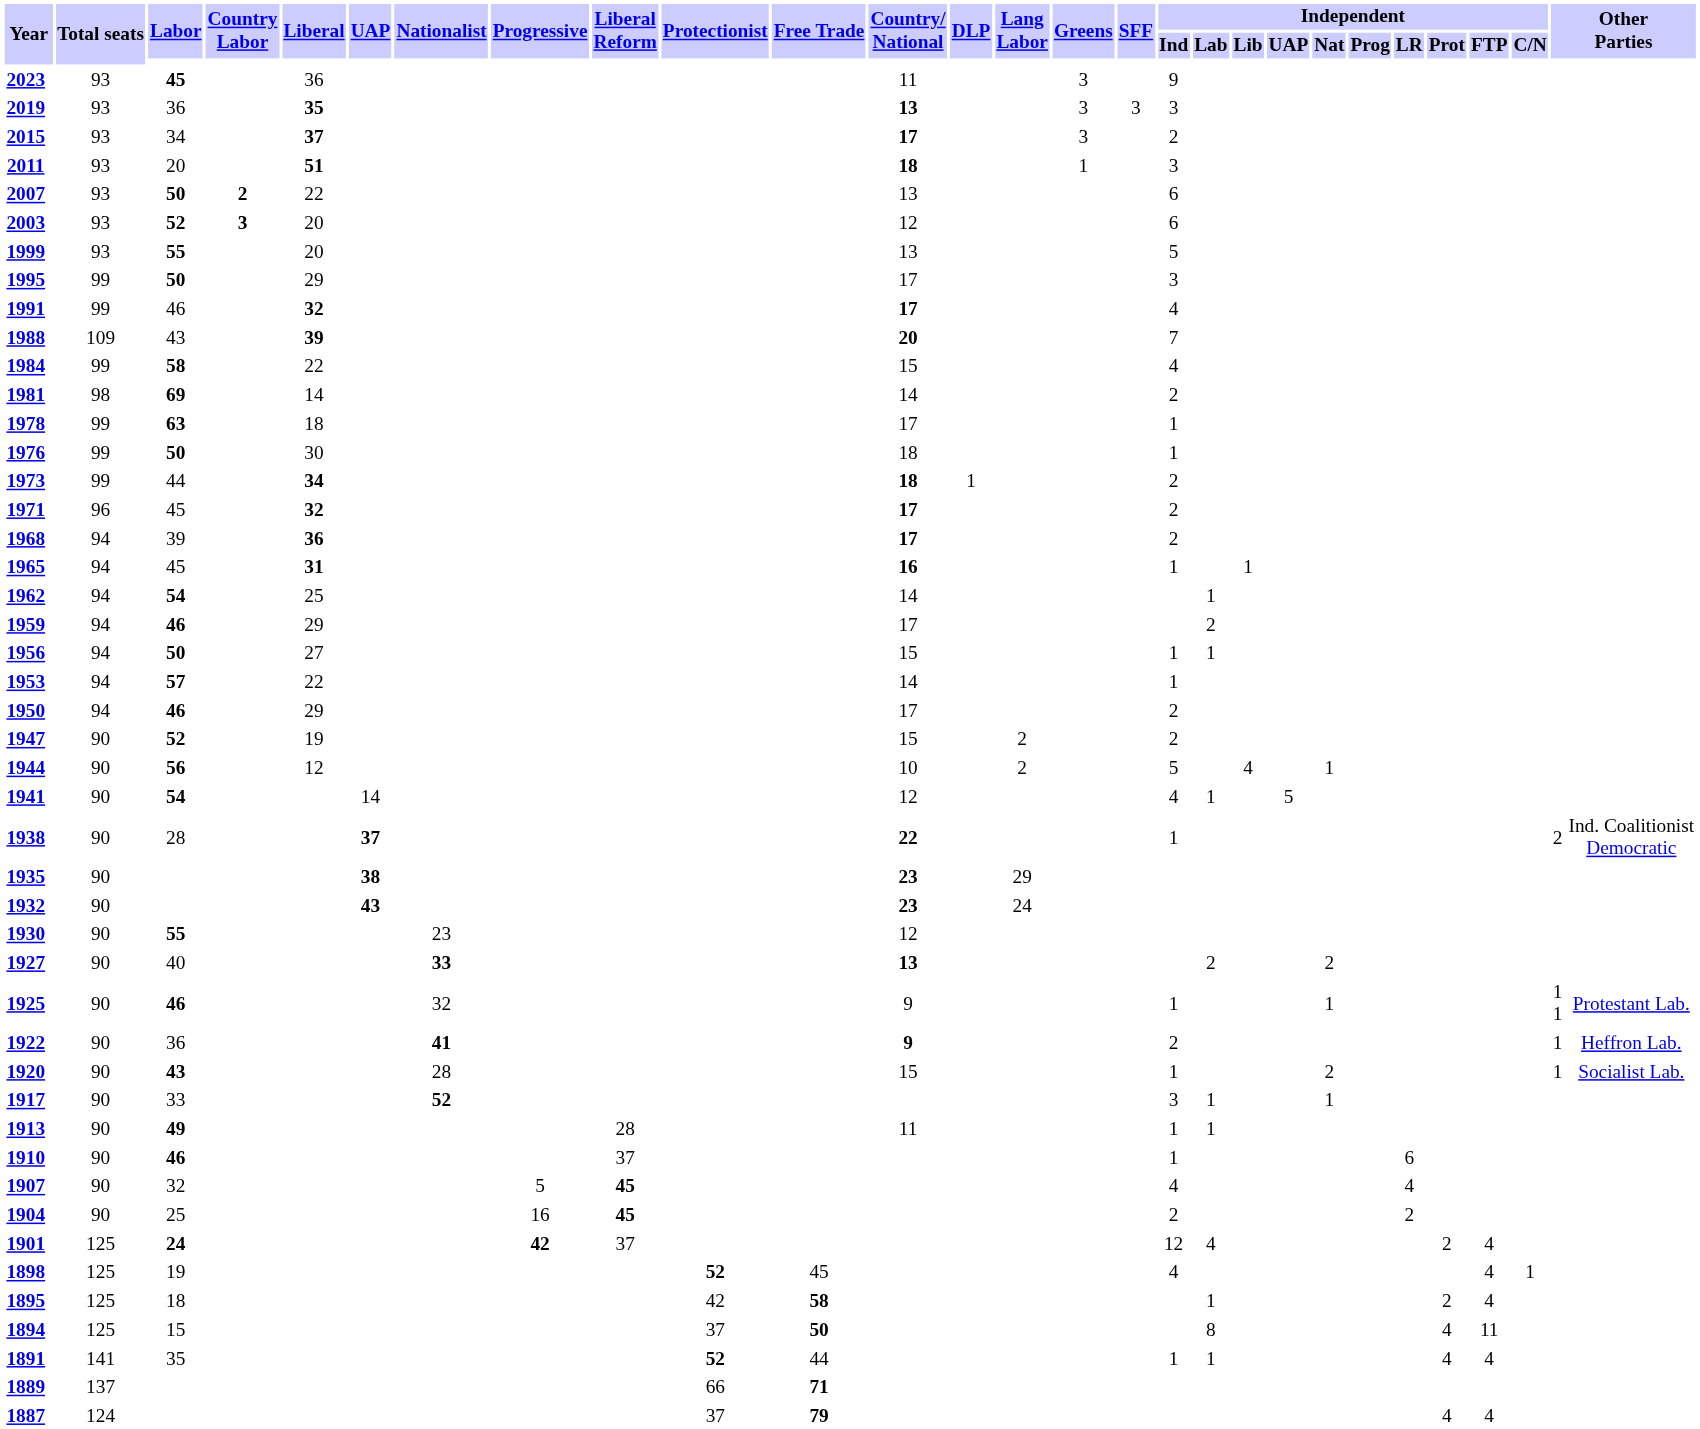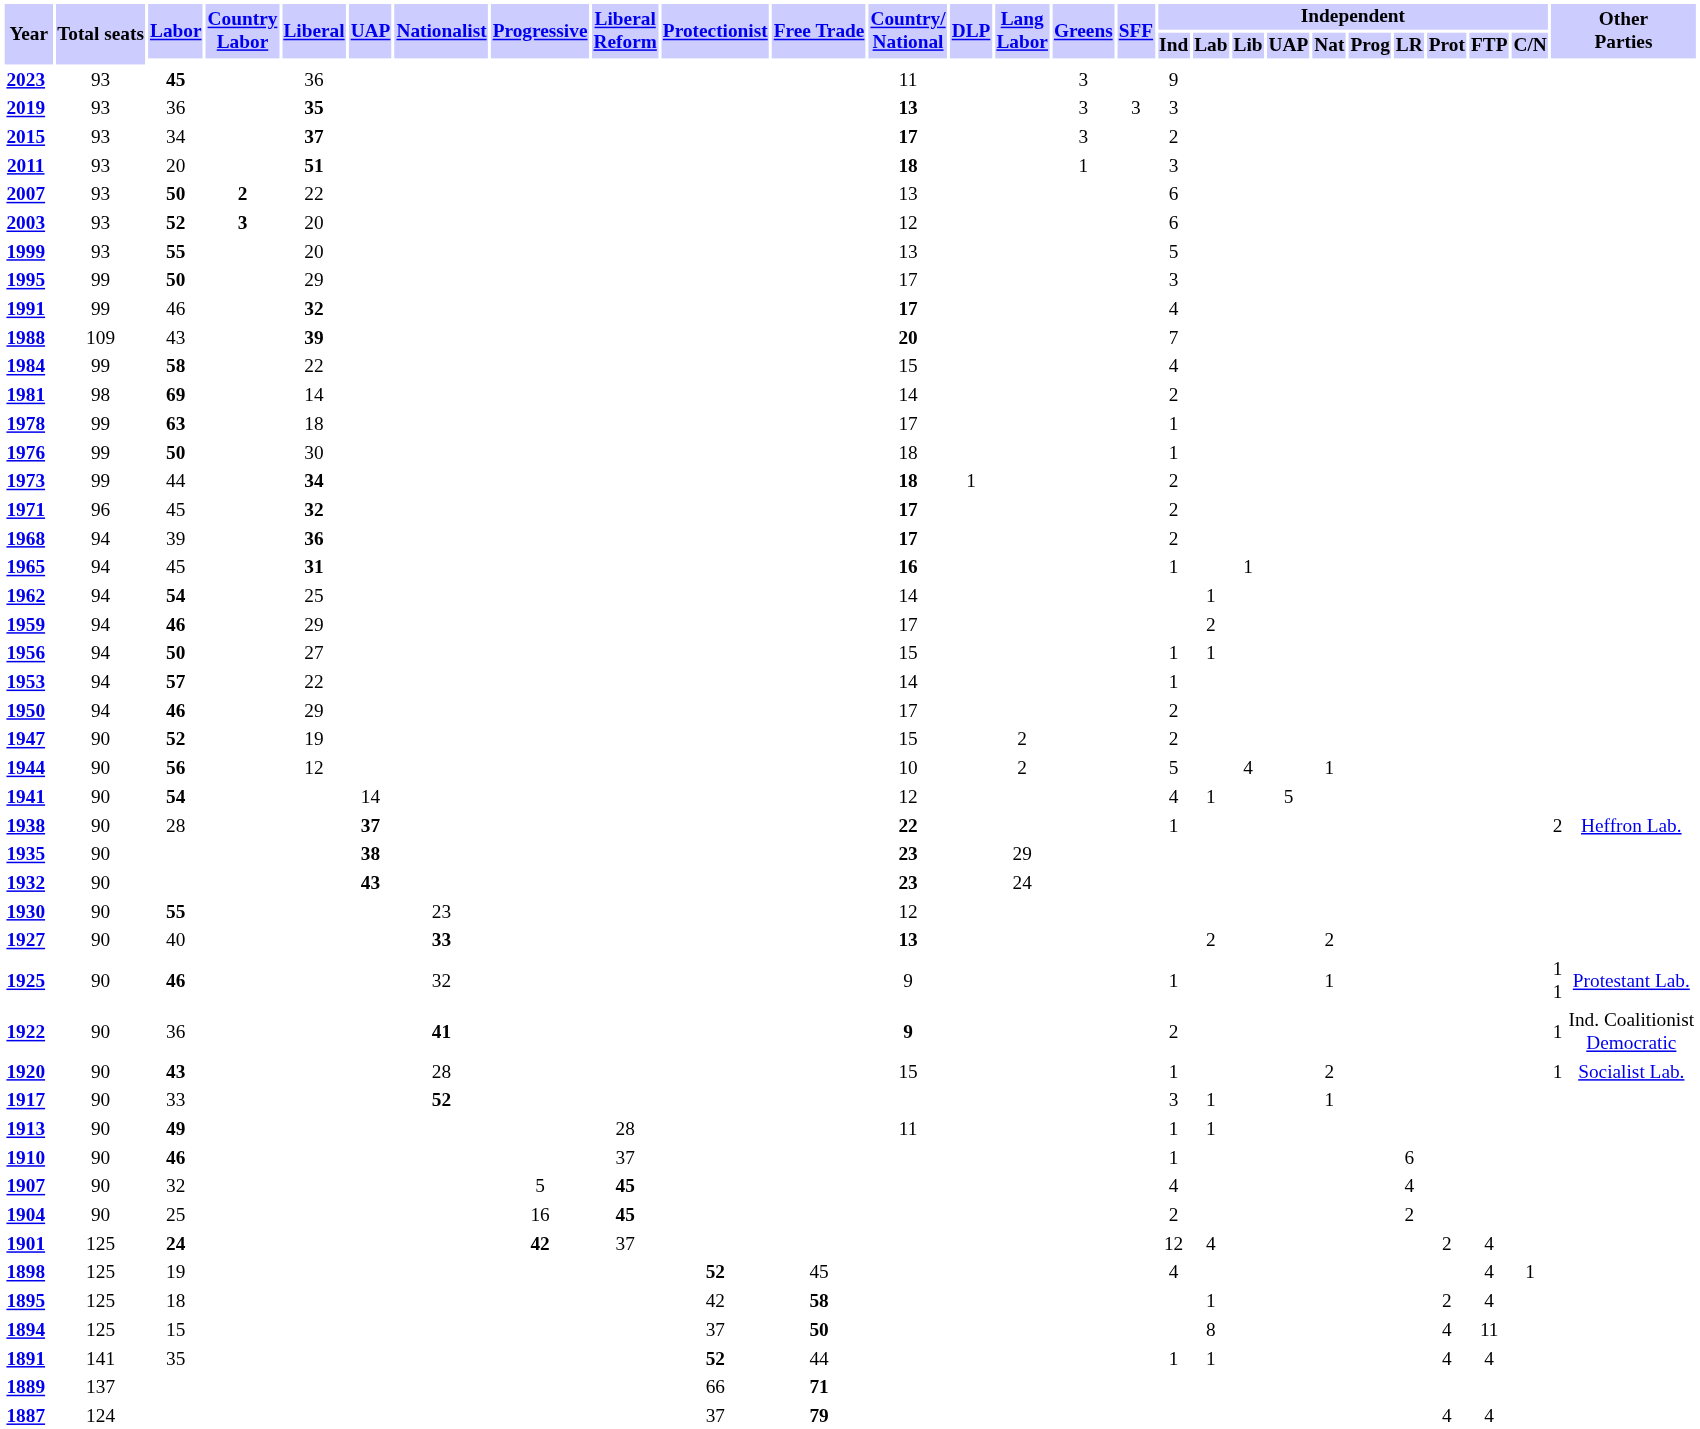(1631, 837) Ind. Coalitionist Democratic -> (1631, 825) Heffron Lab.
(1631, 1043) Heffron Lab. -> (1631, 1032) Ind. Coalitionist Democratic
